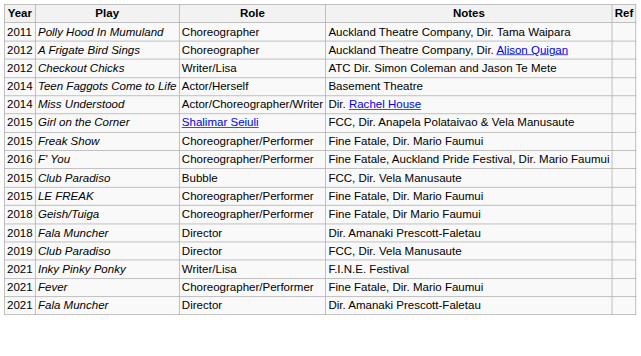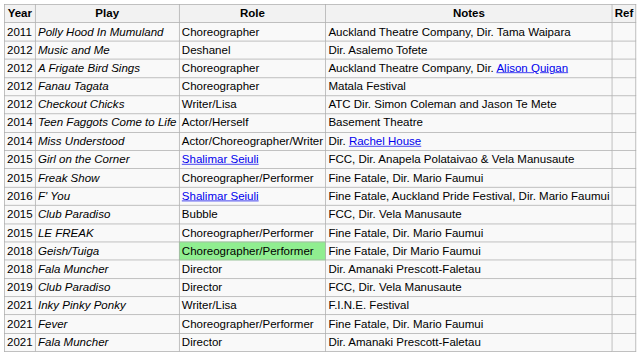+ row: (20, 50)
+ row: (20, 86)
(248, 159) Choreographer/Performer -> (220, 196) Shalimar Seiuli
(248, 214) no background -> (248, 251) lightgreen background
